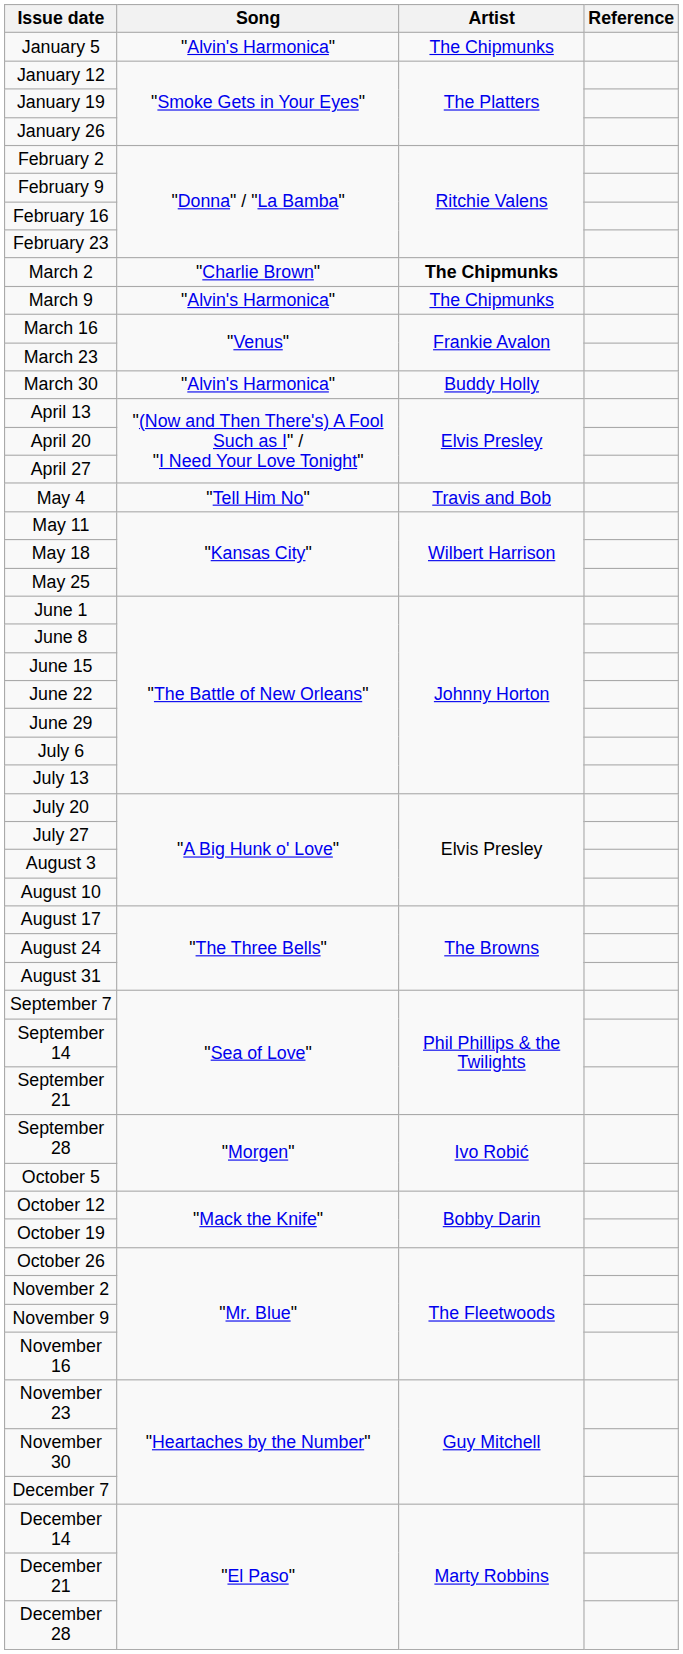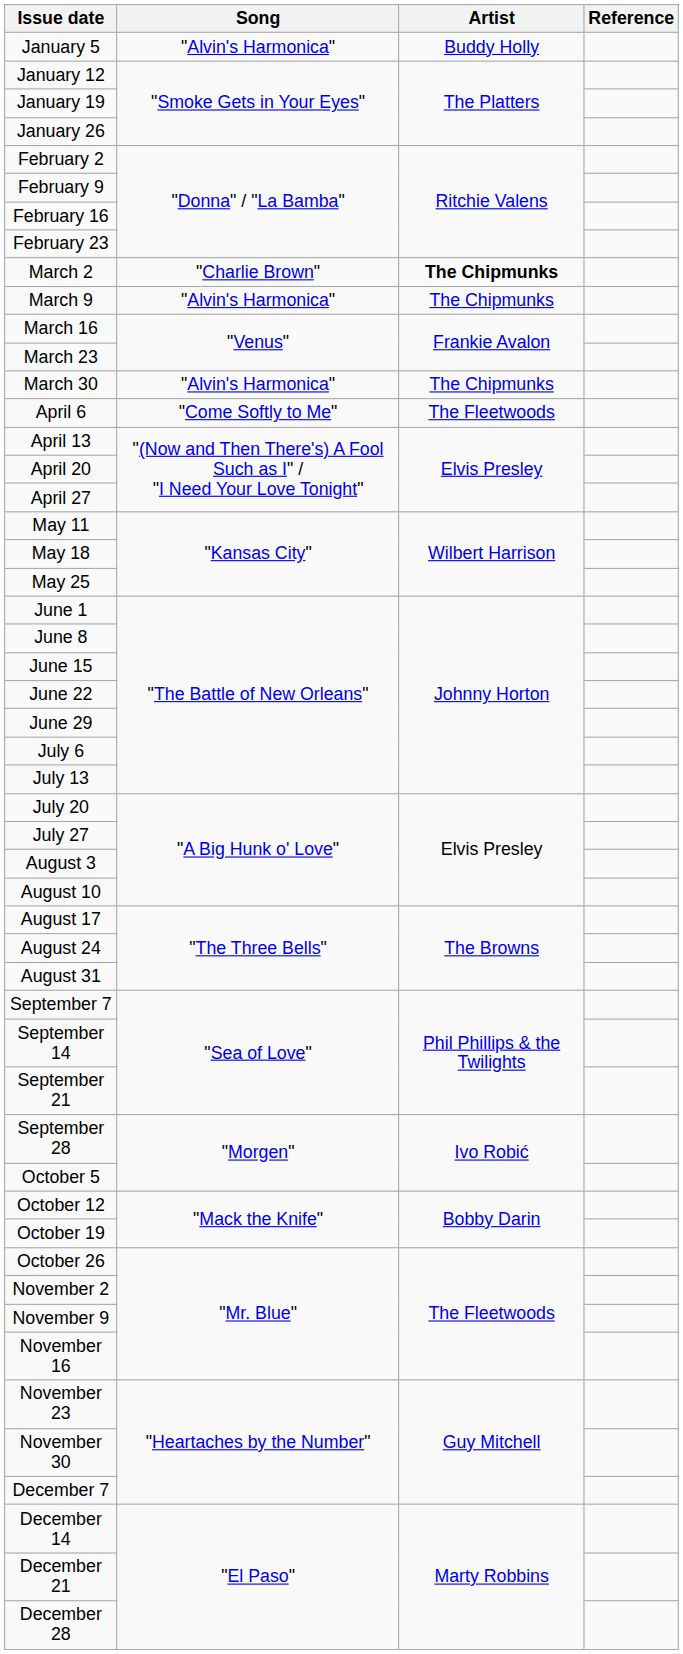(492, 46) The Chipmunks -> (492, 46) Buddy Holly
(492, 384) Buddy Holly -> (492, 384) The Chipmunks
+ row: (61, 412)
- row: (61, 497)
